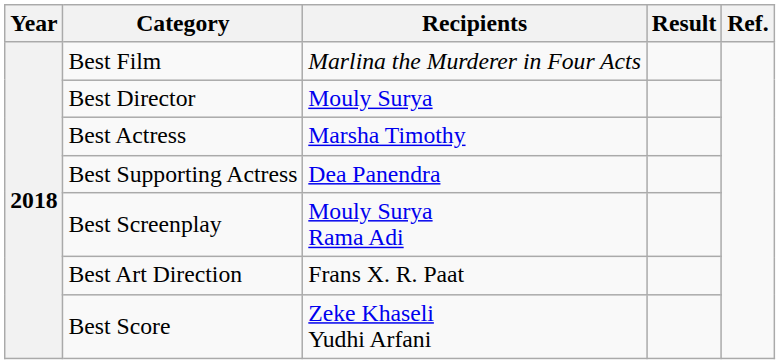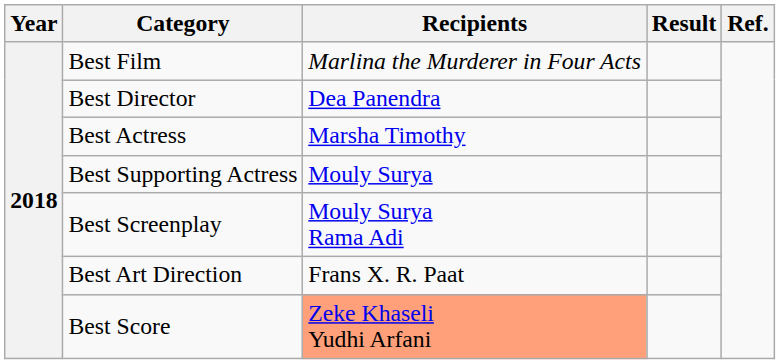(370, 98) Mouly Surya -> (374, 98) Dea Panendra
(374, 173) Dea Panendra -> (370, 173) Mouly Surya
(371, 326) no background -> (371, 326) lightsalmon background
